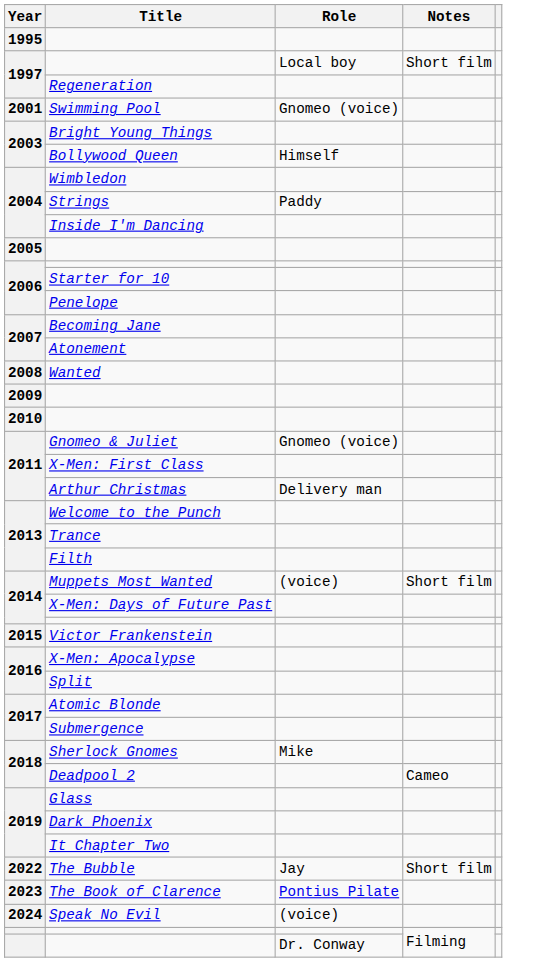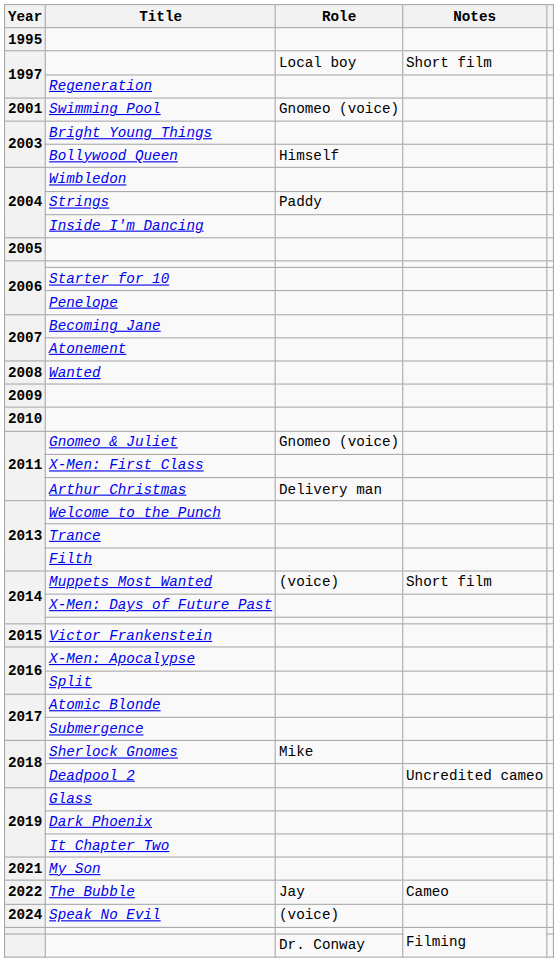(427, 776) Cameo -> (475, 776) Uncredited cameo
+ row: (25, 869)
(449, 869) Short film -> (427, 892) Cameo
- row: (25, 892)
